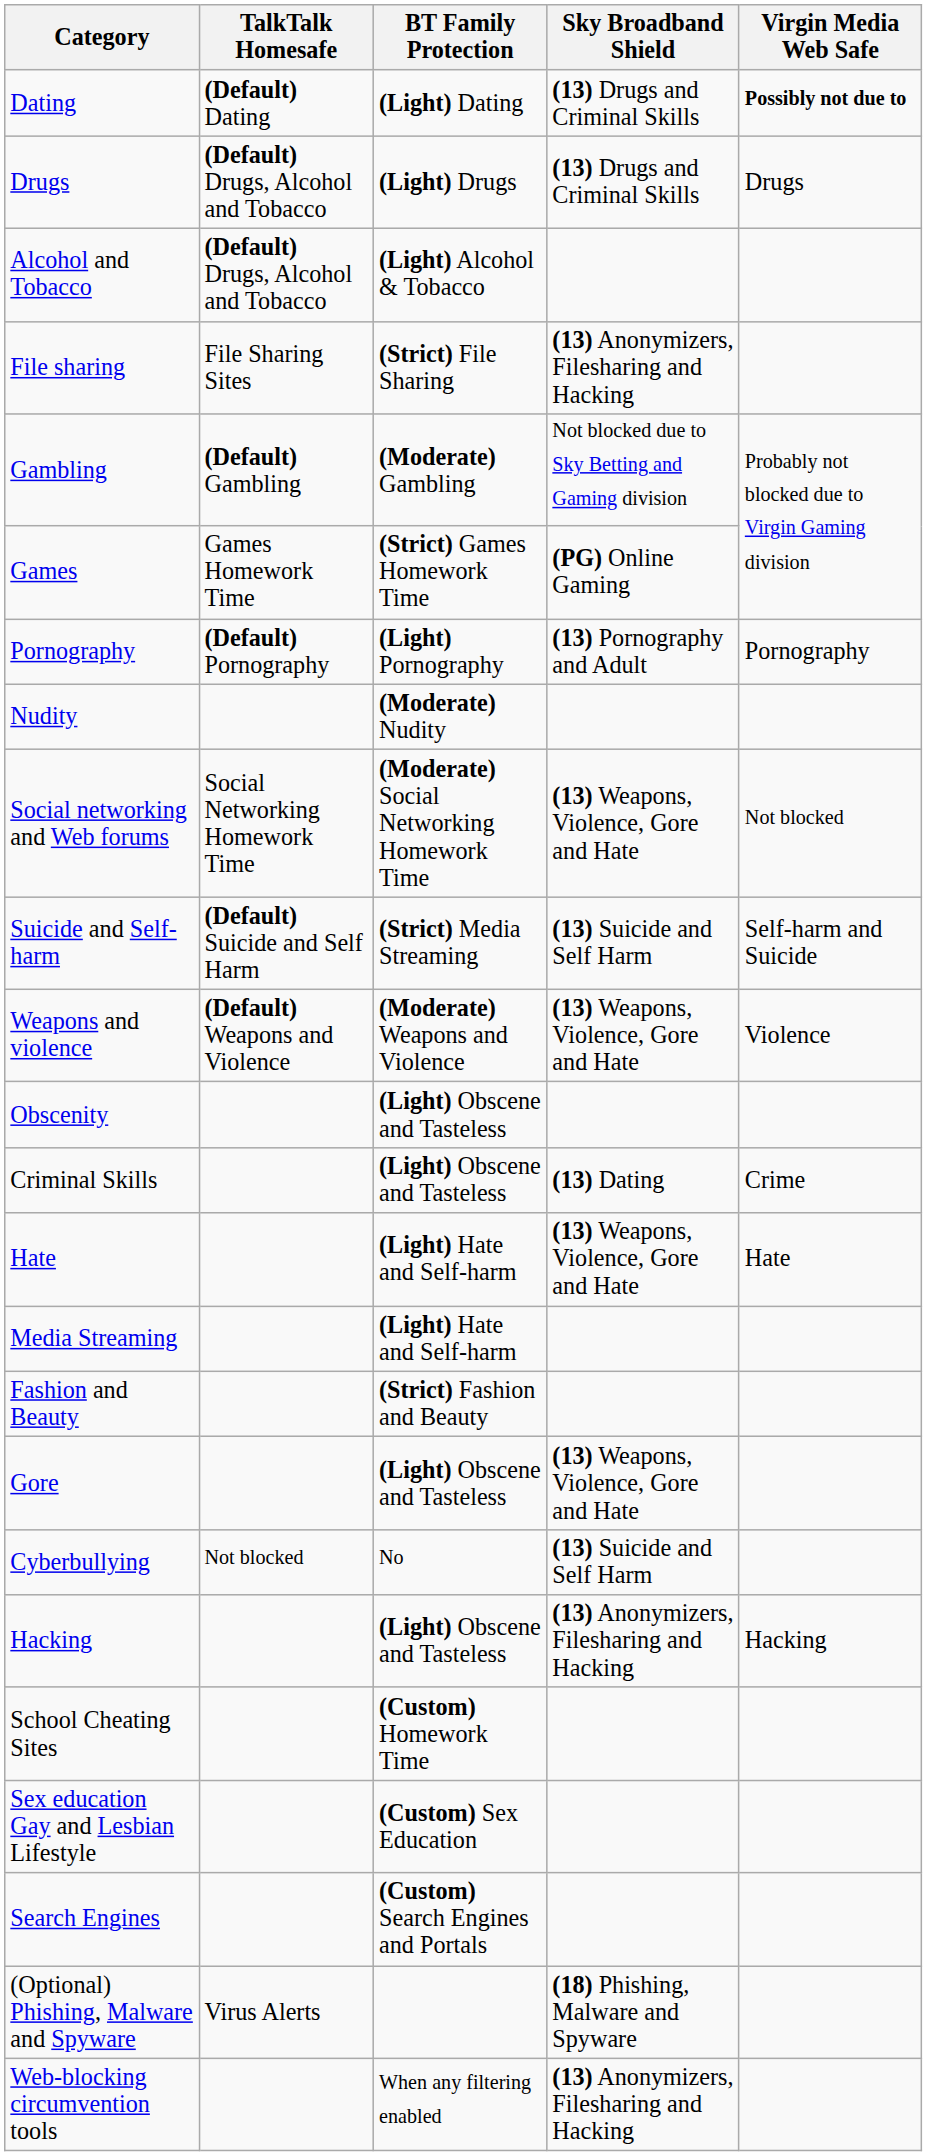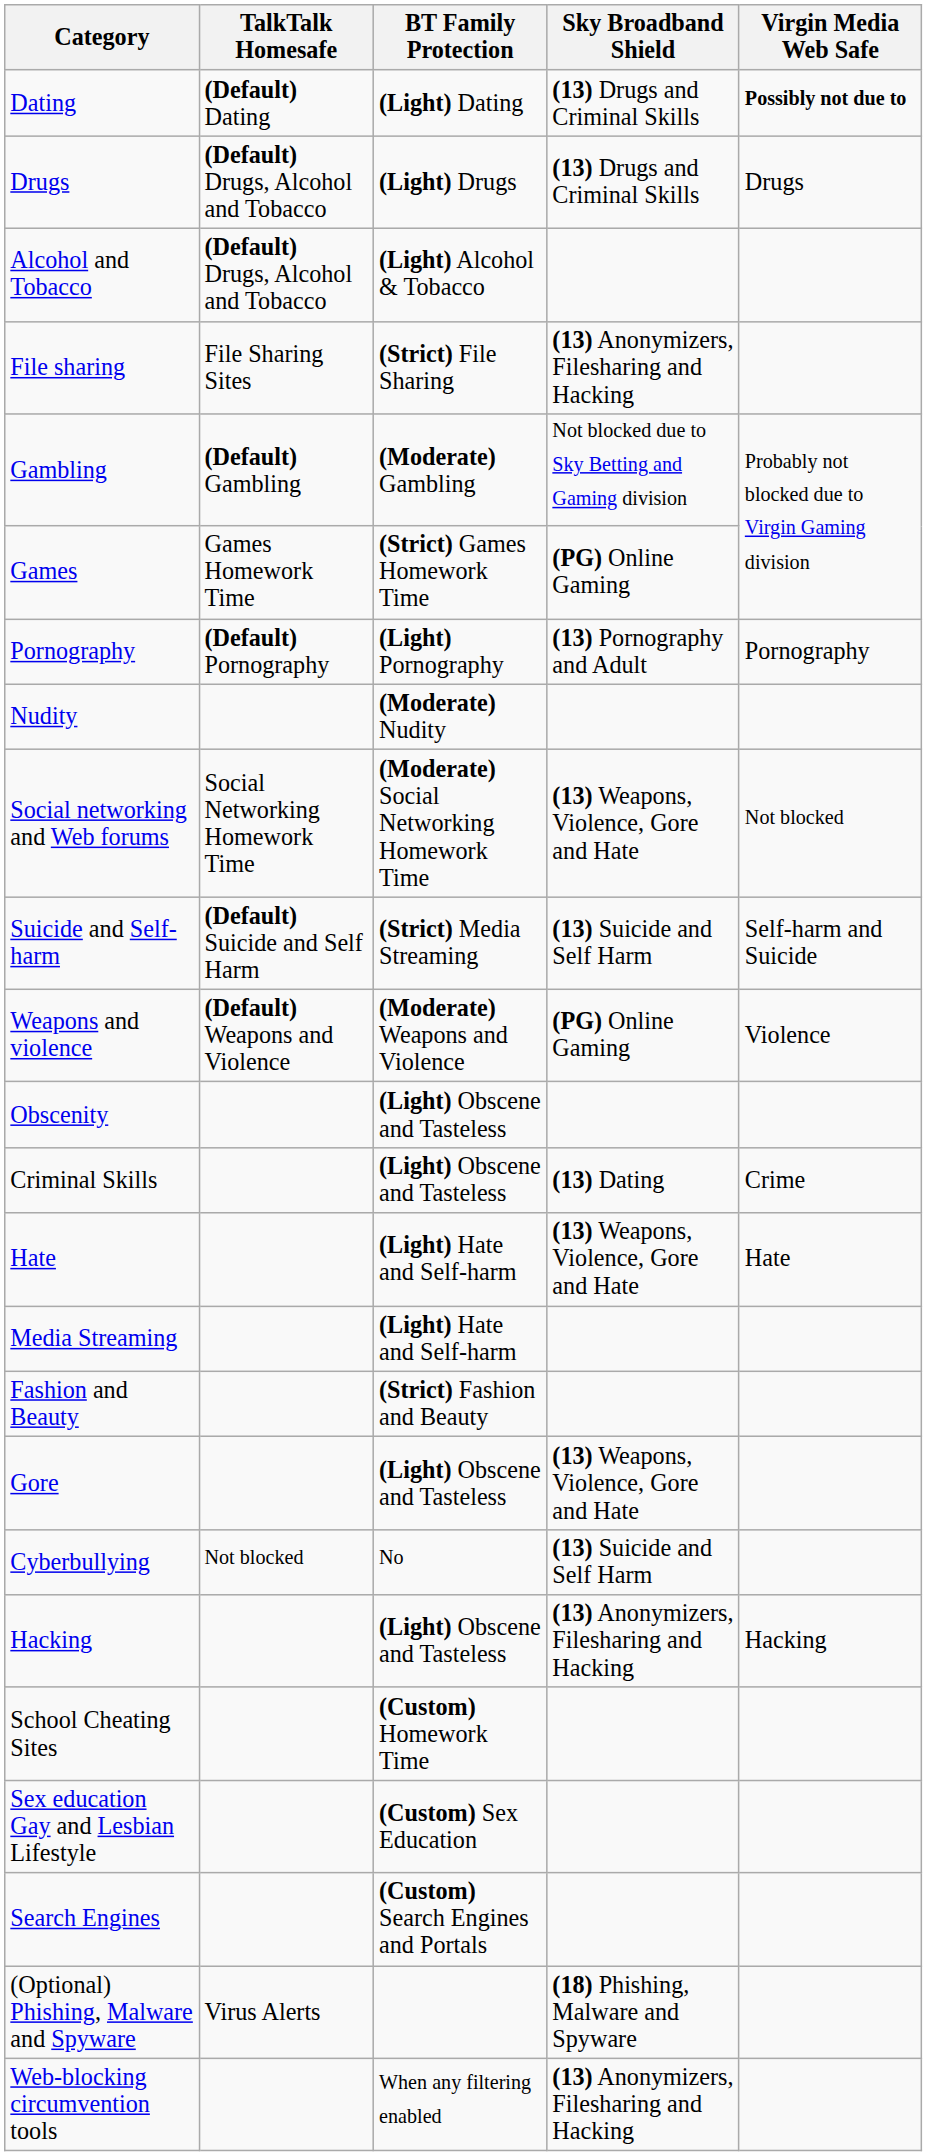(625, 1035) (13) Weapons, Violence, Gore and Hate -> (613, 1035) (PG) Online Gaming
